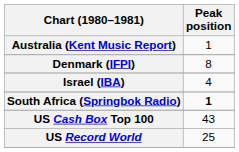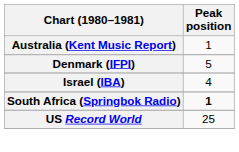(209, 63) 8 -> (209, 63) 5
- row: (94, 119)
